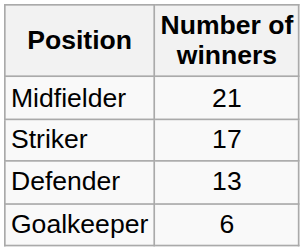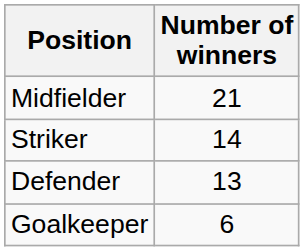(227, 139) 17 -> (227, 139) 14
